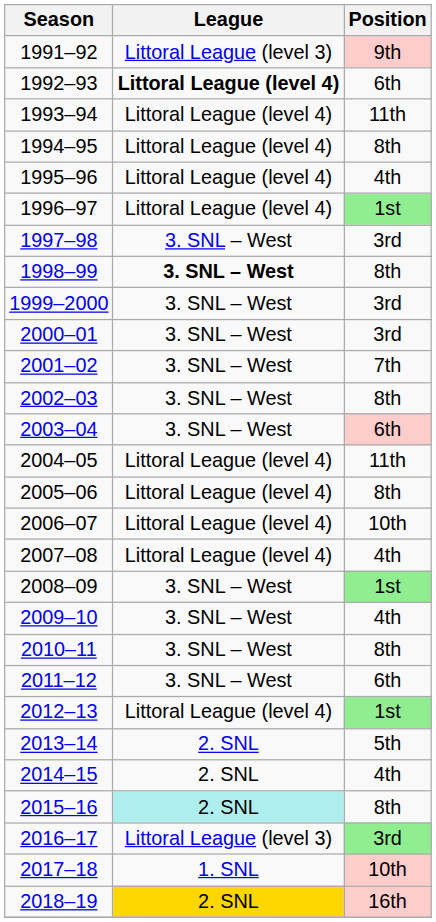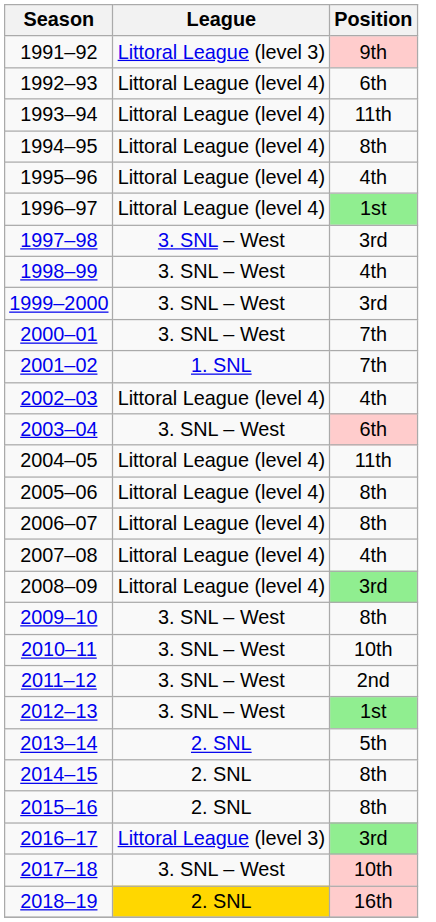(228, 83) bold -> (221, 83) normal
(228, 271) bold -> (221, 271) normal
(388, 271) 8th -> (373, 271) 4th
(388, 334) 3rd -> (373, 334) 7th
(228, 366) 3. SNL – West -> (221, 366) 1. SNL
(228, 397) 3. SNL – West -> (221, 397) Littoral League (level 4)
(388, 397) 8th -> (373, 397) 4th
(388, 523) 10th -> (373, 523) 8th
(228, 586) 3. SNL – West -> (221, 586) Littoral League (level 4)
(388, 586) 1st -> (373, 586) 3rd
(388, 618) 4th -> (373, 618) 8th
(388, 649) 8th -> (373, 649) 10th
(388, 680) 6th -> (373, 680) 2nd
(228, 712) Littoral League (level 4) -> (221, 712) 3. SNL – West
(388, 775) 4th -> (373, 775) 8th
(228, 806) paleturquoise background -> (221, 806) no background
(228, 869) 1. SNL -> (221, 869) 3. SNL – West
